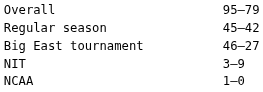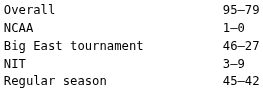rows swapped: (55, 28) <-> (19, 81)
